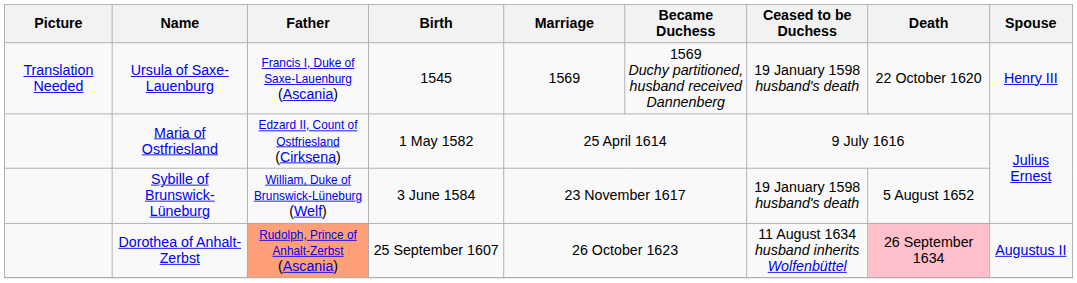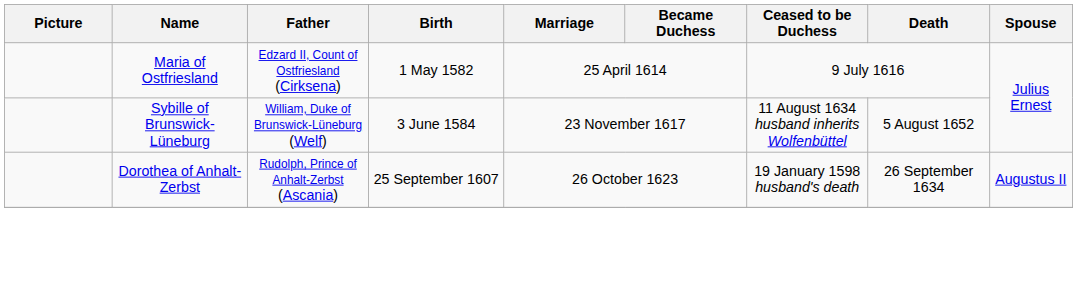- row: (180, 78)
(807, 195) 19 January 1598 husband's death -> (807, 125) 11 August 1634 husband inherits Wolfenbüttel
(308, 251) lightsalmon background -> (308, 180) no background
(807, 250) 11 August 1634 husband inherits Wolfenbüttel -> (807, 179) 19 January 1598 husband's death
(929, 250) pink background -> (929, 179) no background
